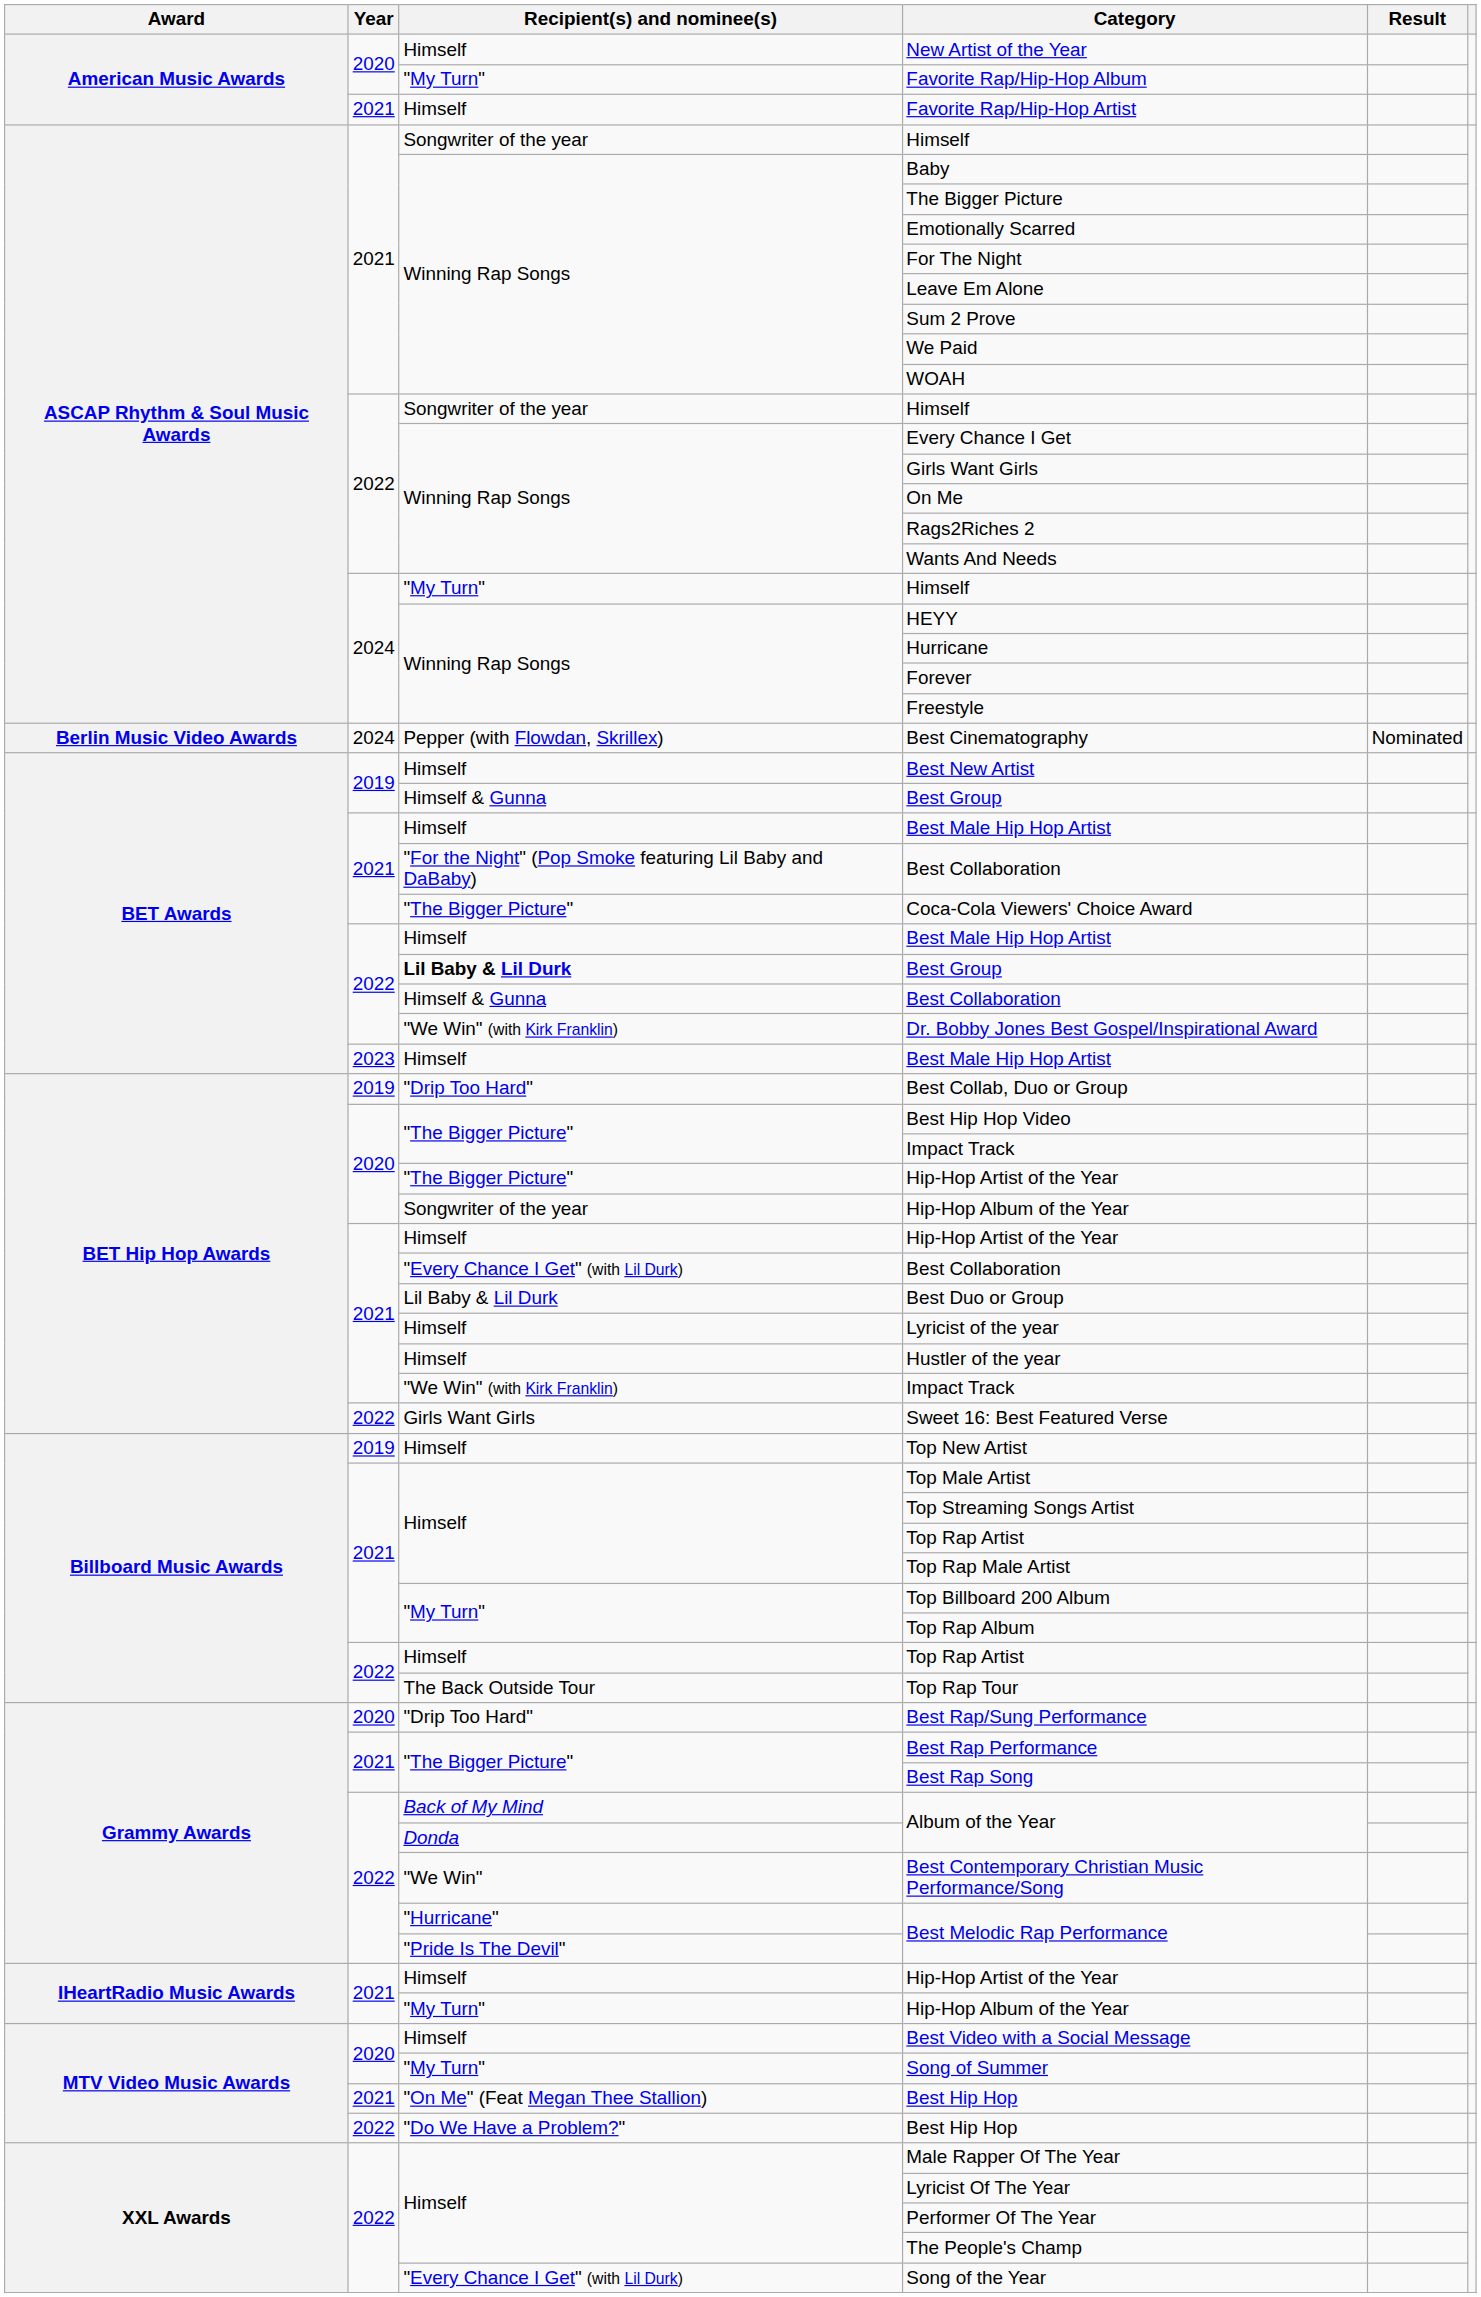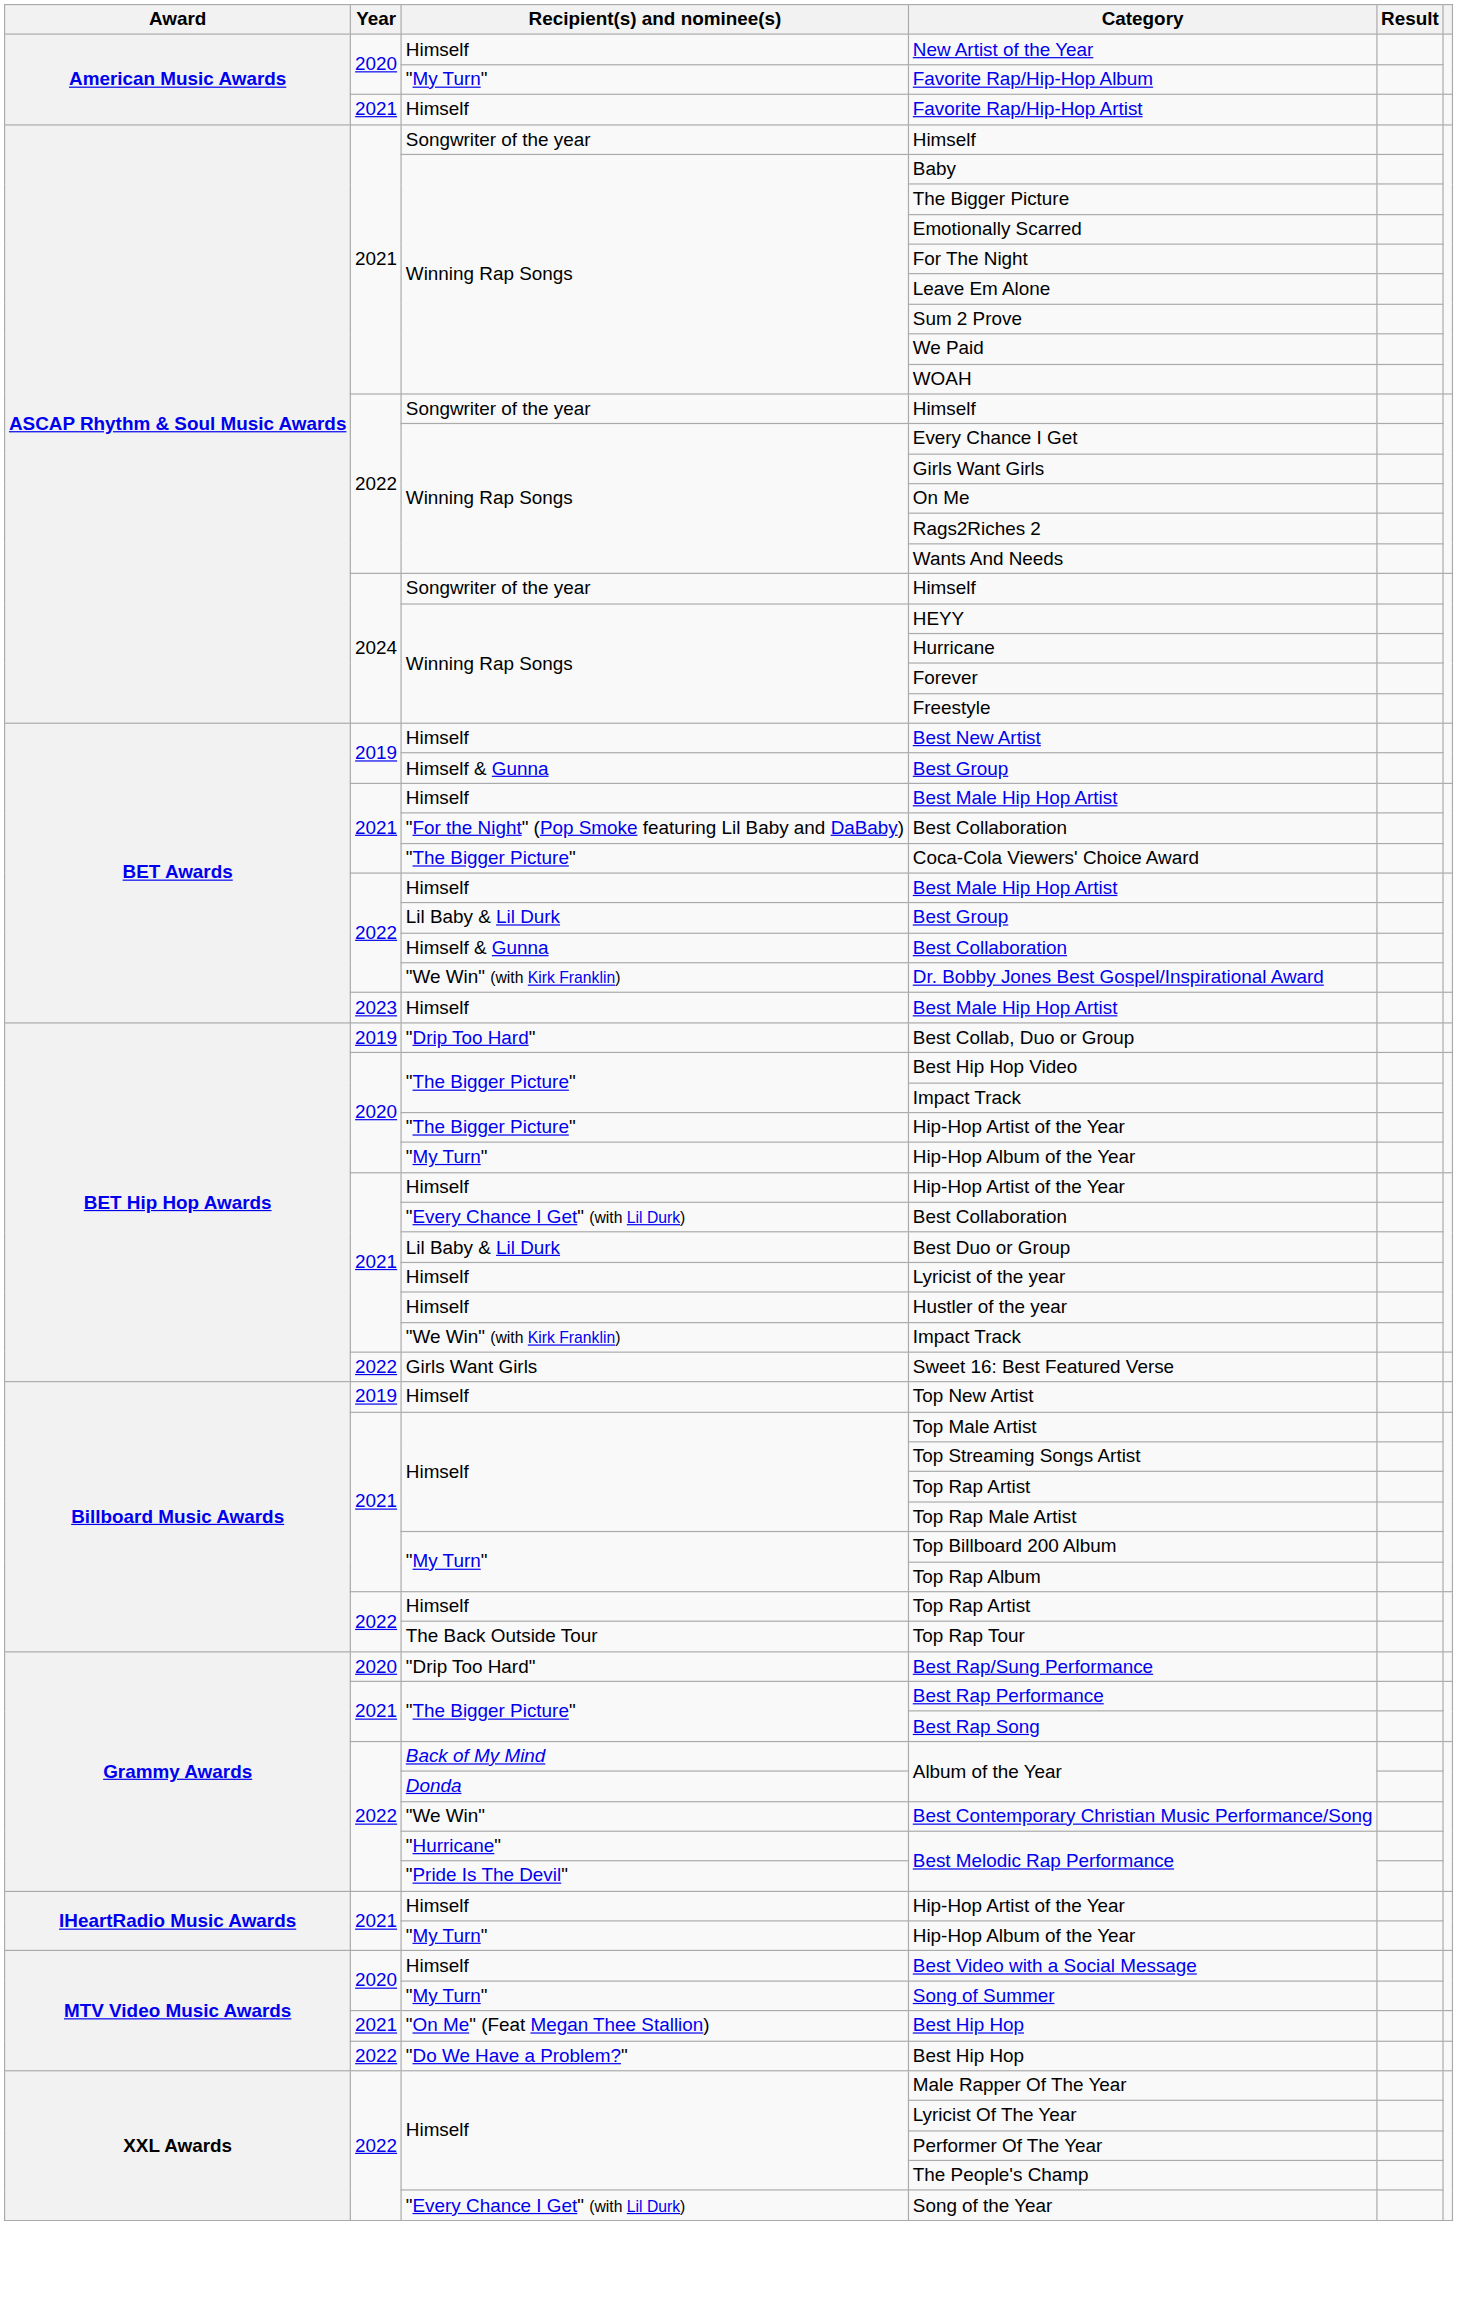(444, 588) "My Turn" -> (498, 588) Songwriter of the year
- row: (374, 738)
(487, 968) bold -> (483, 917) normal
(496, 1208) Songwriter of the year -> (447, 1157) "My Turn"
